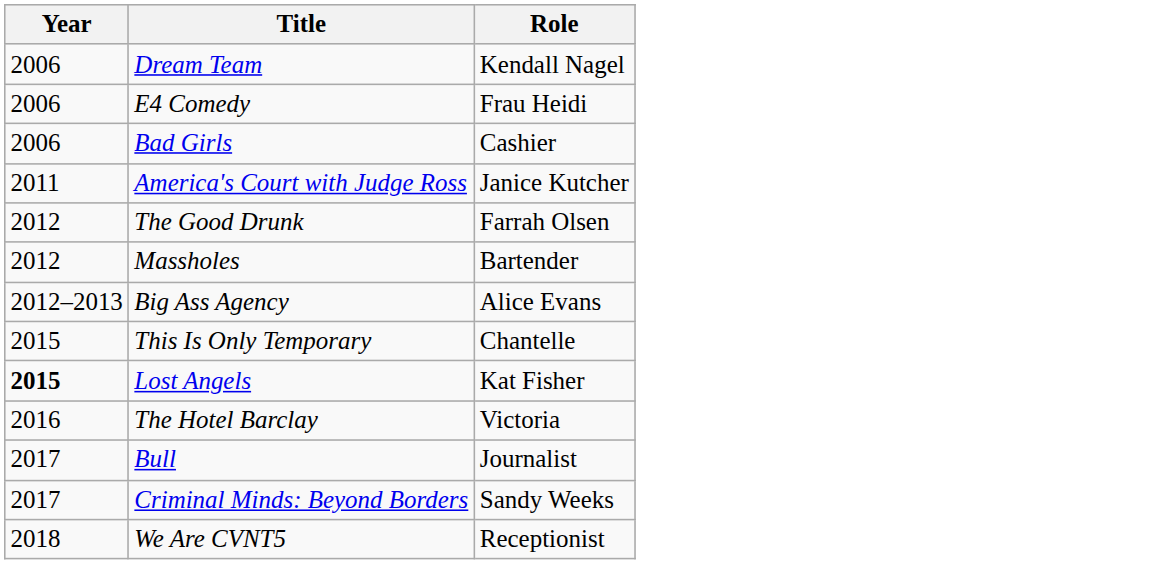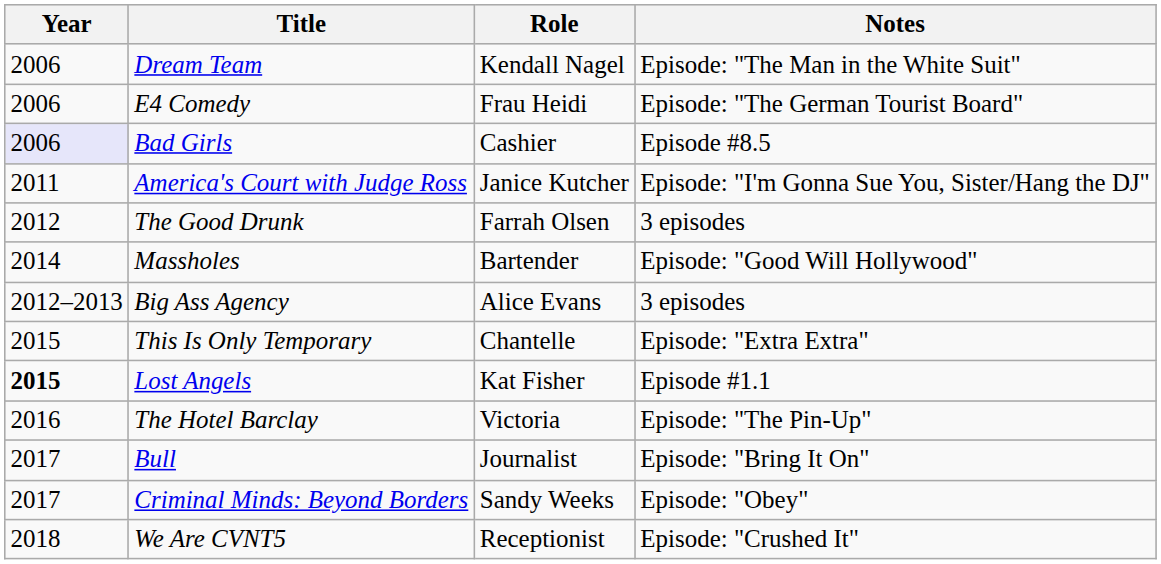+ column: (895, 24)
(35, 143) no background -> (35, 143) lavender background
(35, 261) 2012 -> (35, 261) 2014
